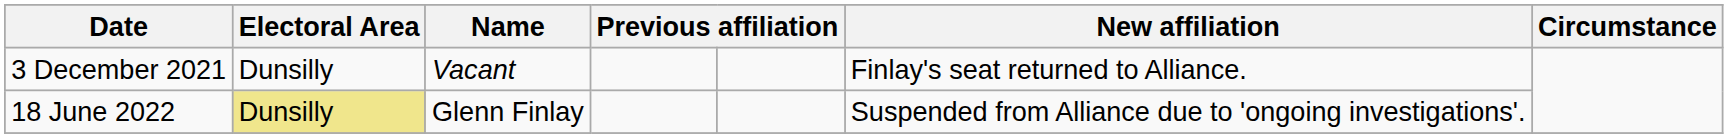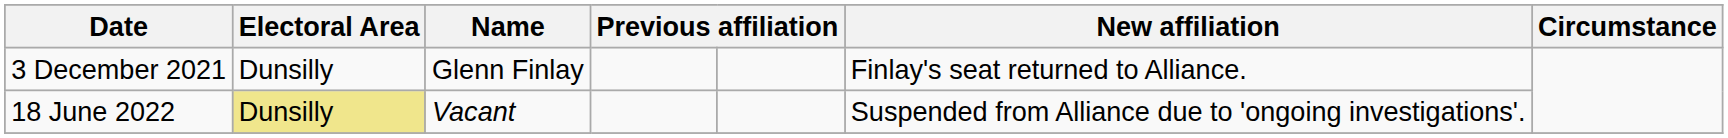(474, 69) Vacant -> (508, 69) Glenn Finlay
(508, 112) Glenn Finlay -> (474, 112) Vacant
